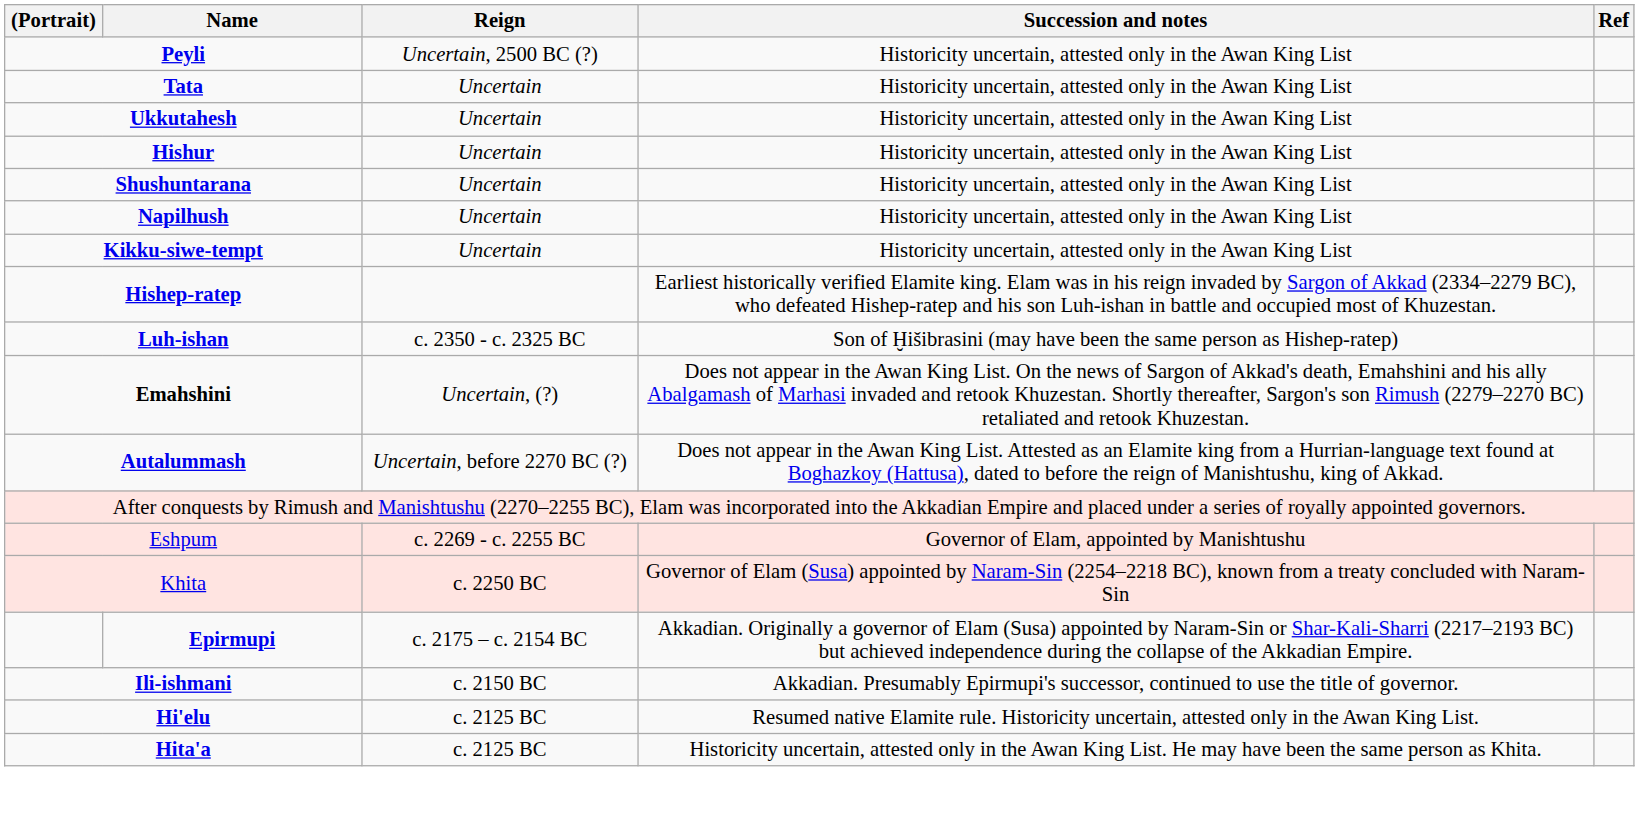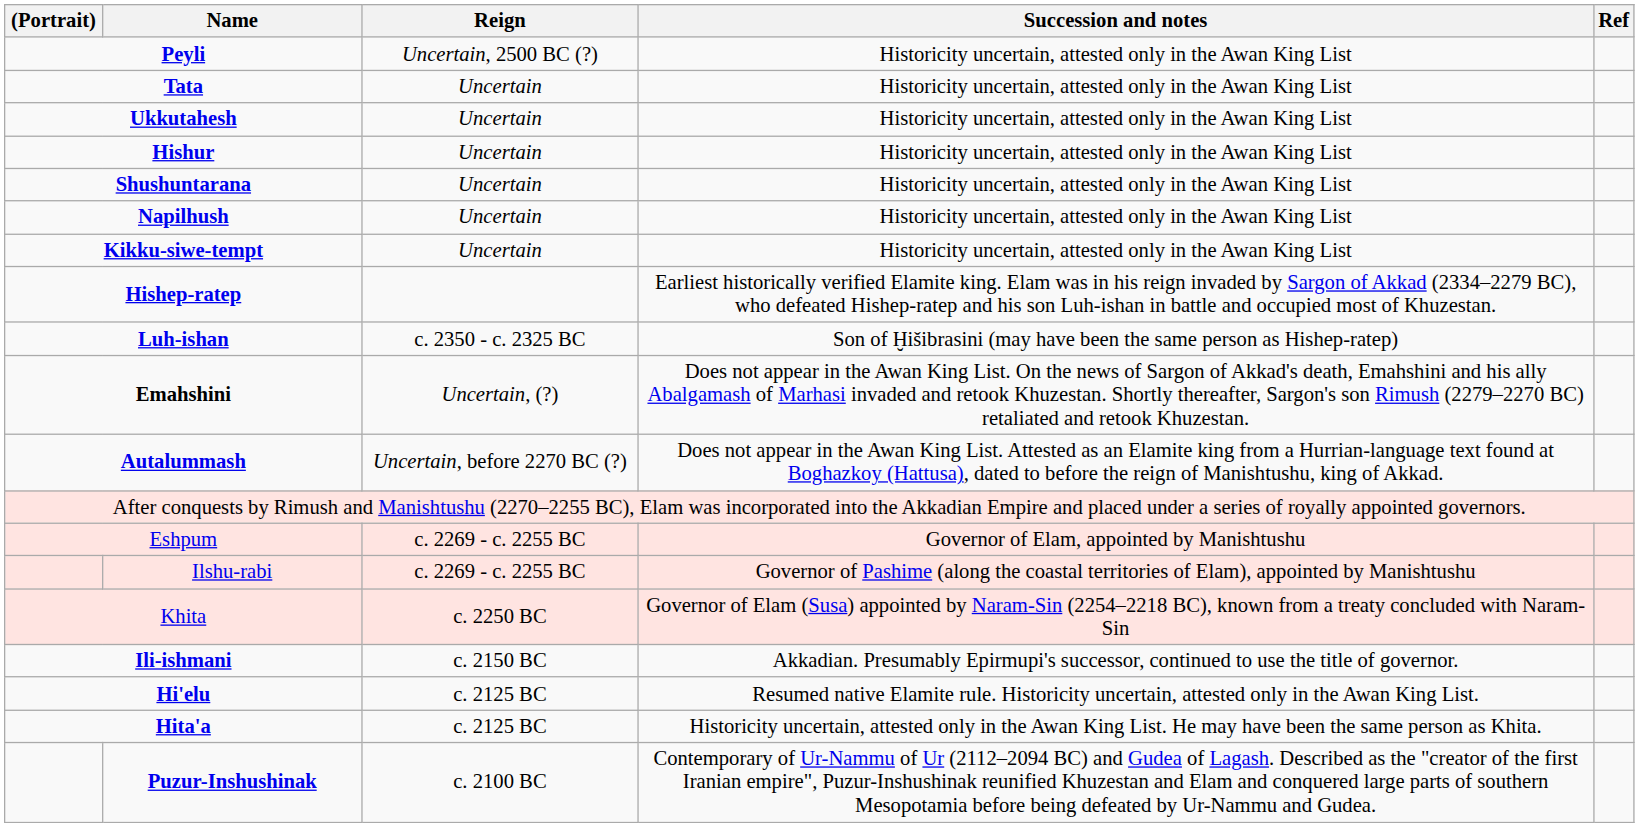+ row: (232, 572)
- row: (232, 639)
+ row: (232, 782)
